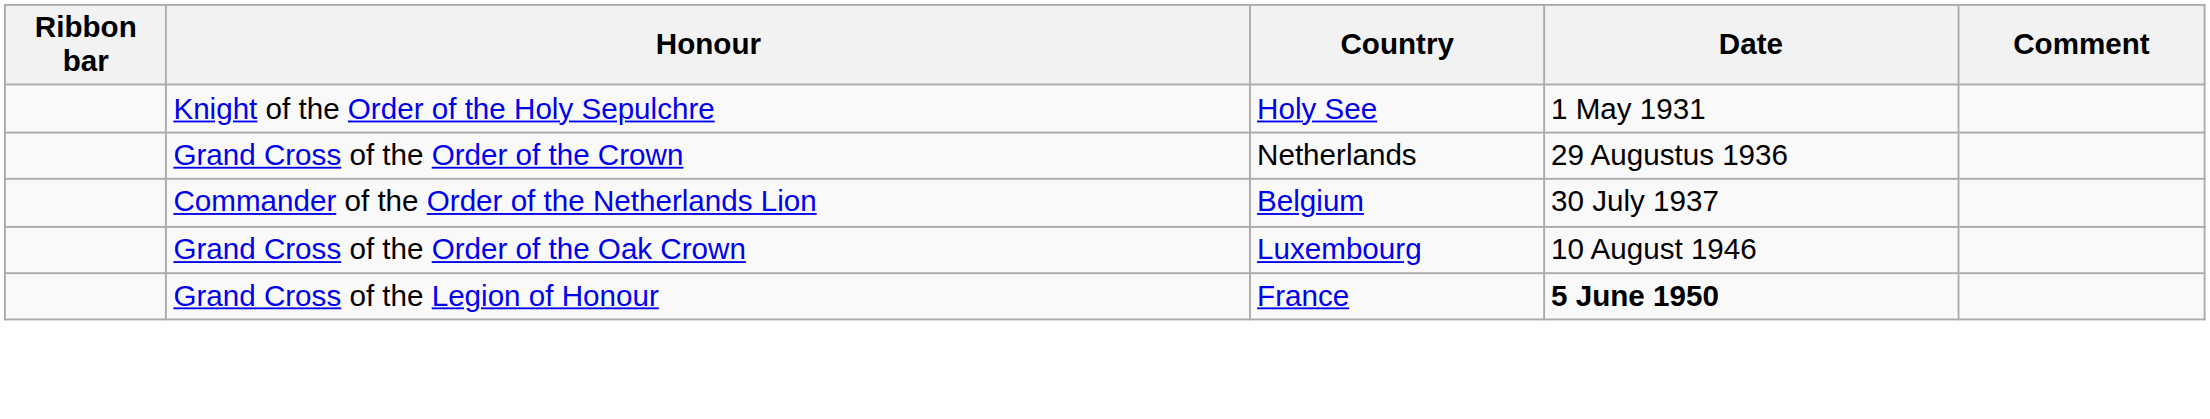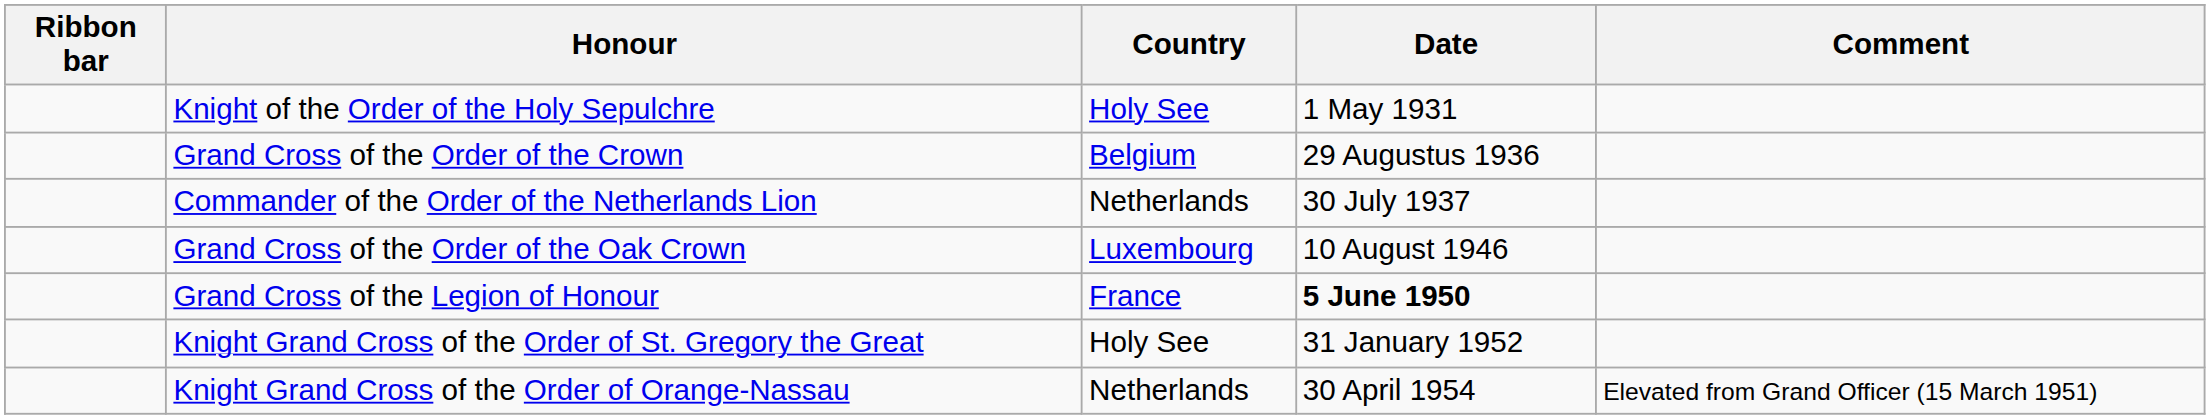(1337, 155) Netherlands -> (1143, 155) Belgium
(1311, 202) Belgium -> (1169, 202) Netherlands
+ row: (549, 342)
+ row: (511, 389)
